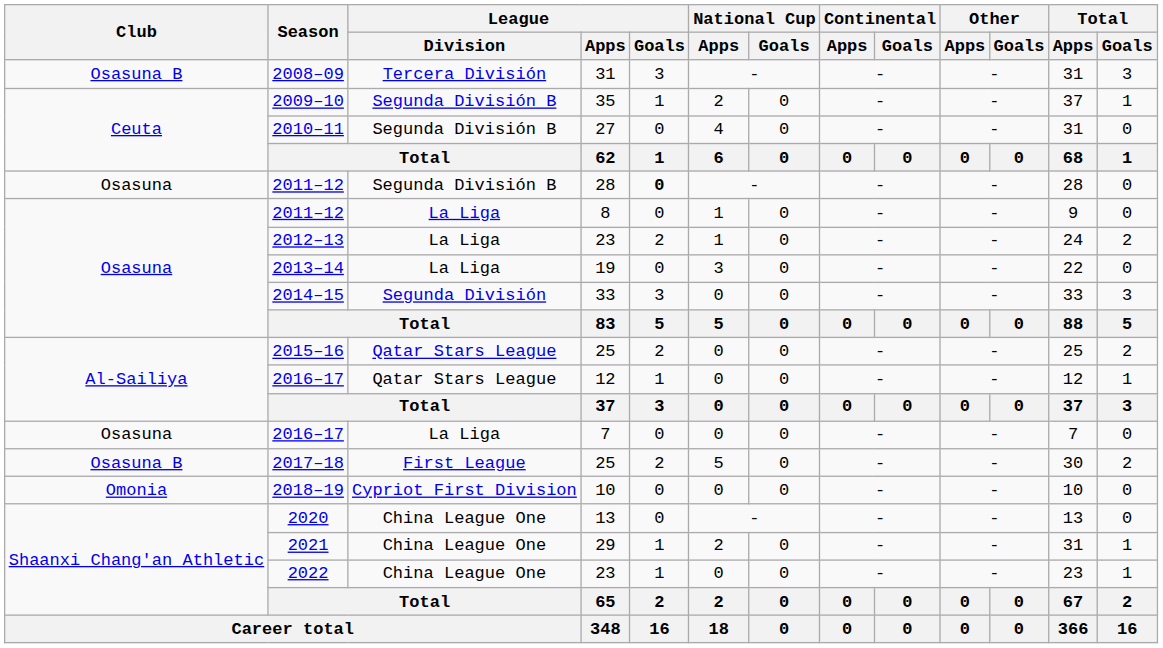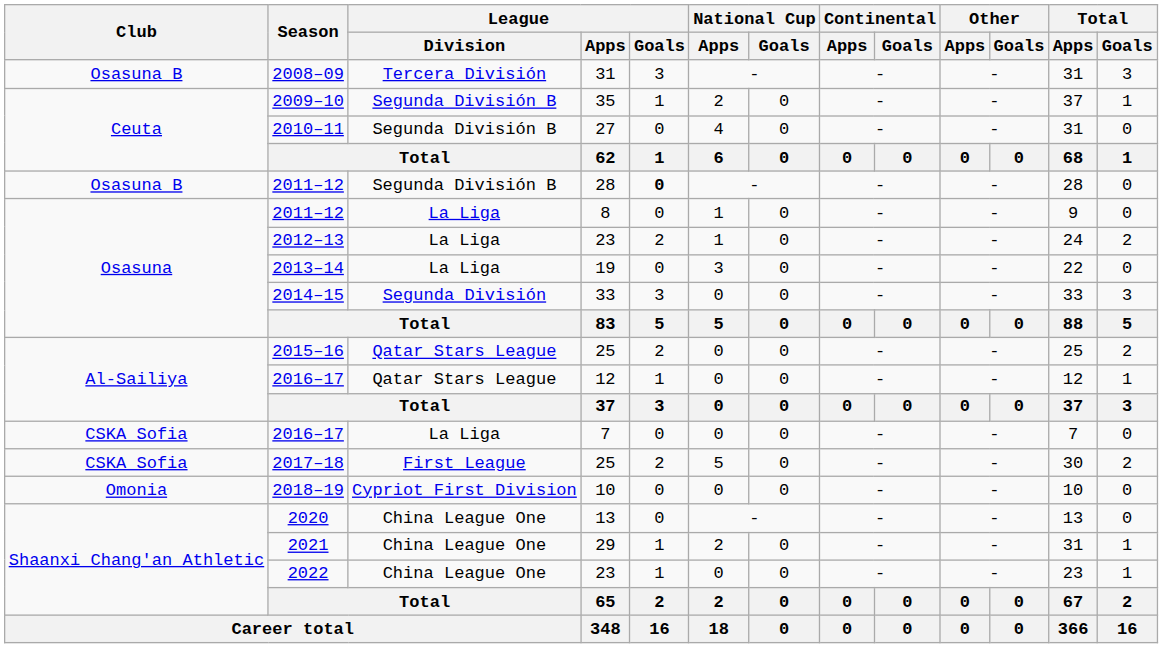(136, 185) Osasuna -> (136, 185) Osasuna B
(136, 435) Osasuna -> (136, 435) CSKA Sofia
(136, 463) Osasuna B -> (136, 463) CSKA Sofia
